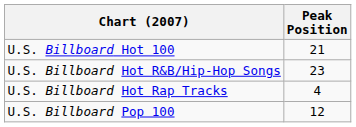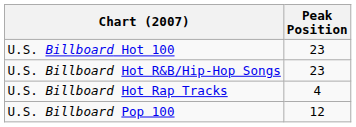(317, 50) 21 -> (317, 50) 23
